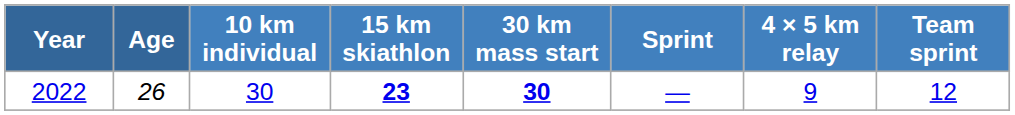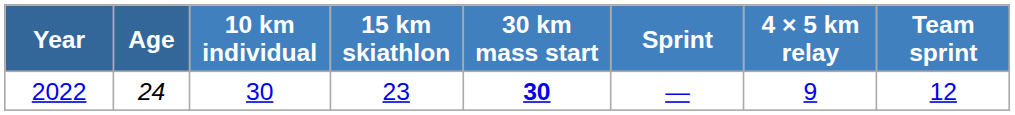(152, 91) 26 -> (152, 91) 24
(396, 91) bold -> (396, 91) normal
